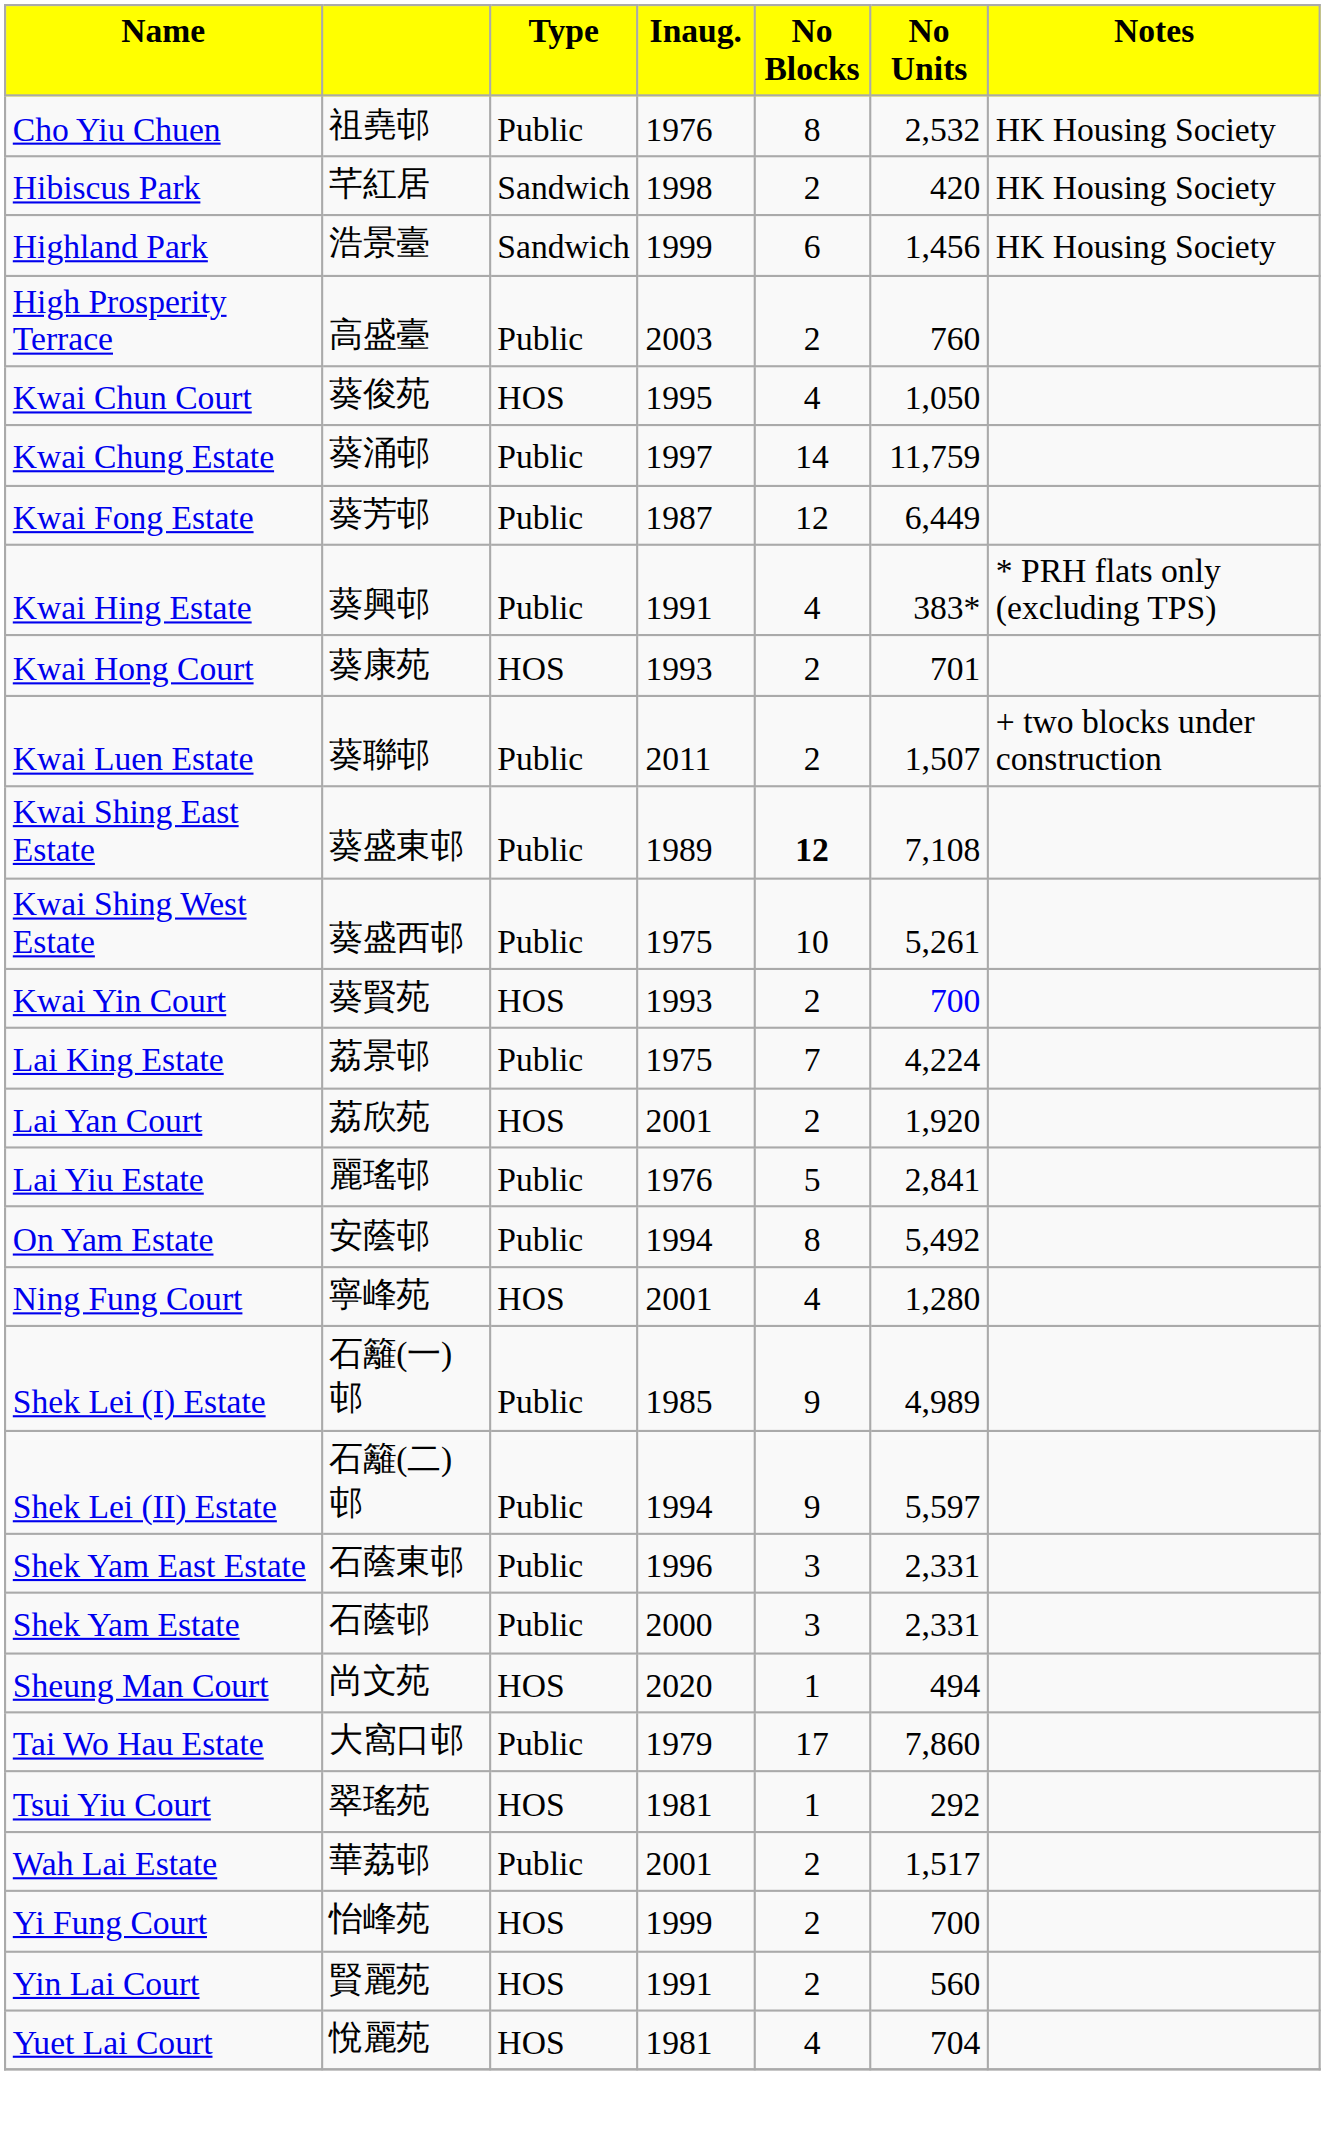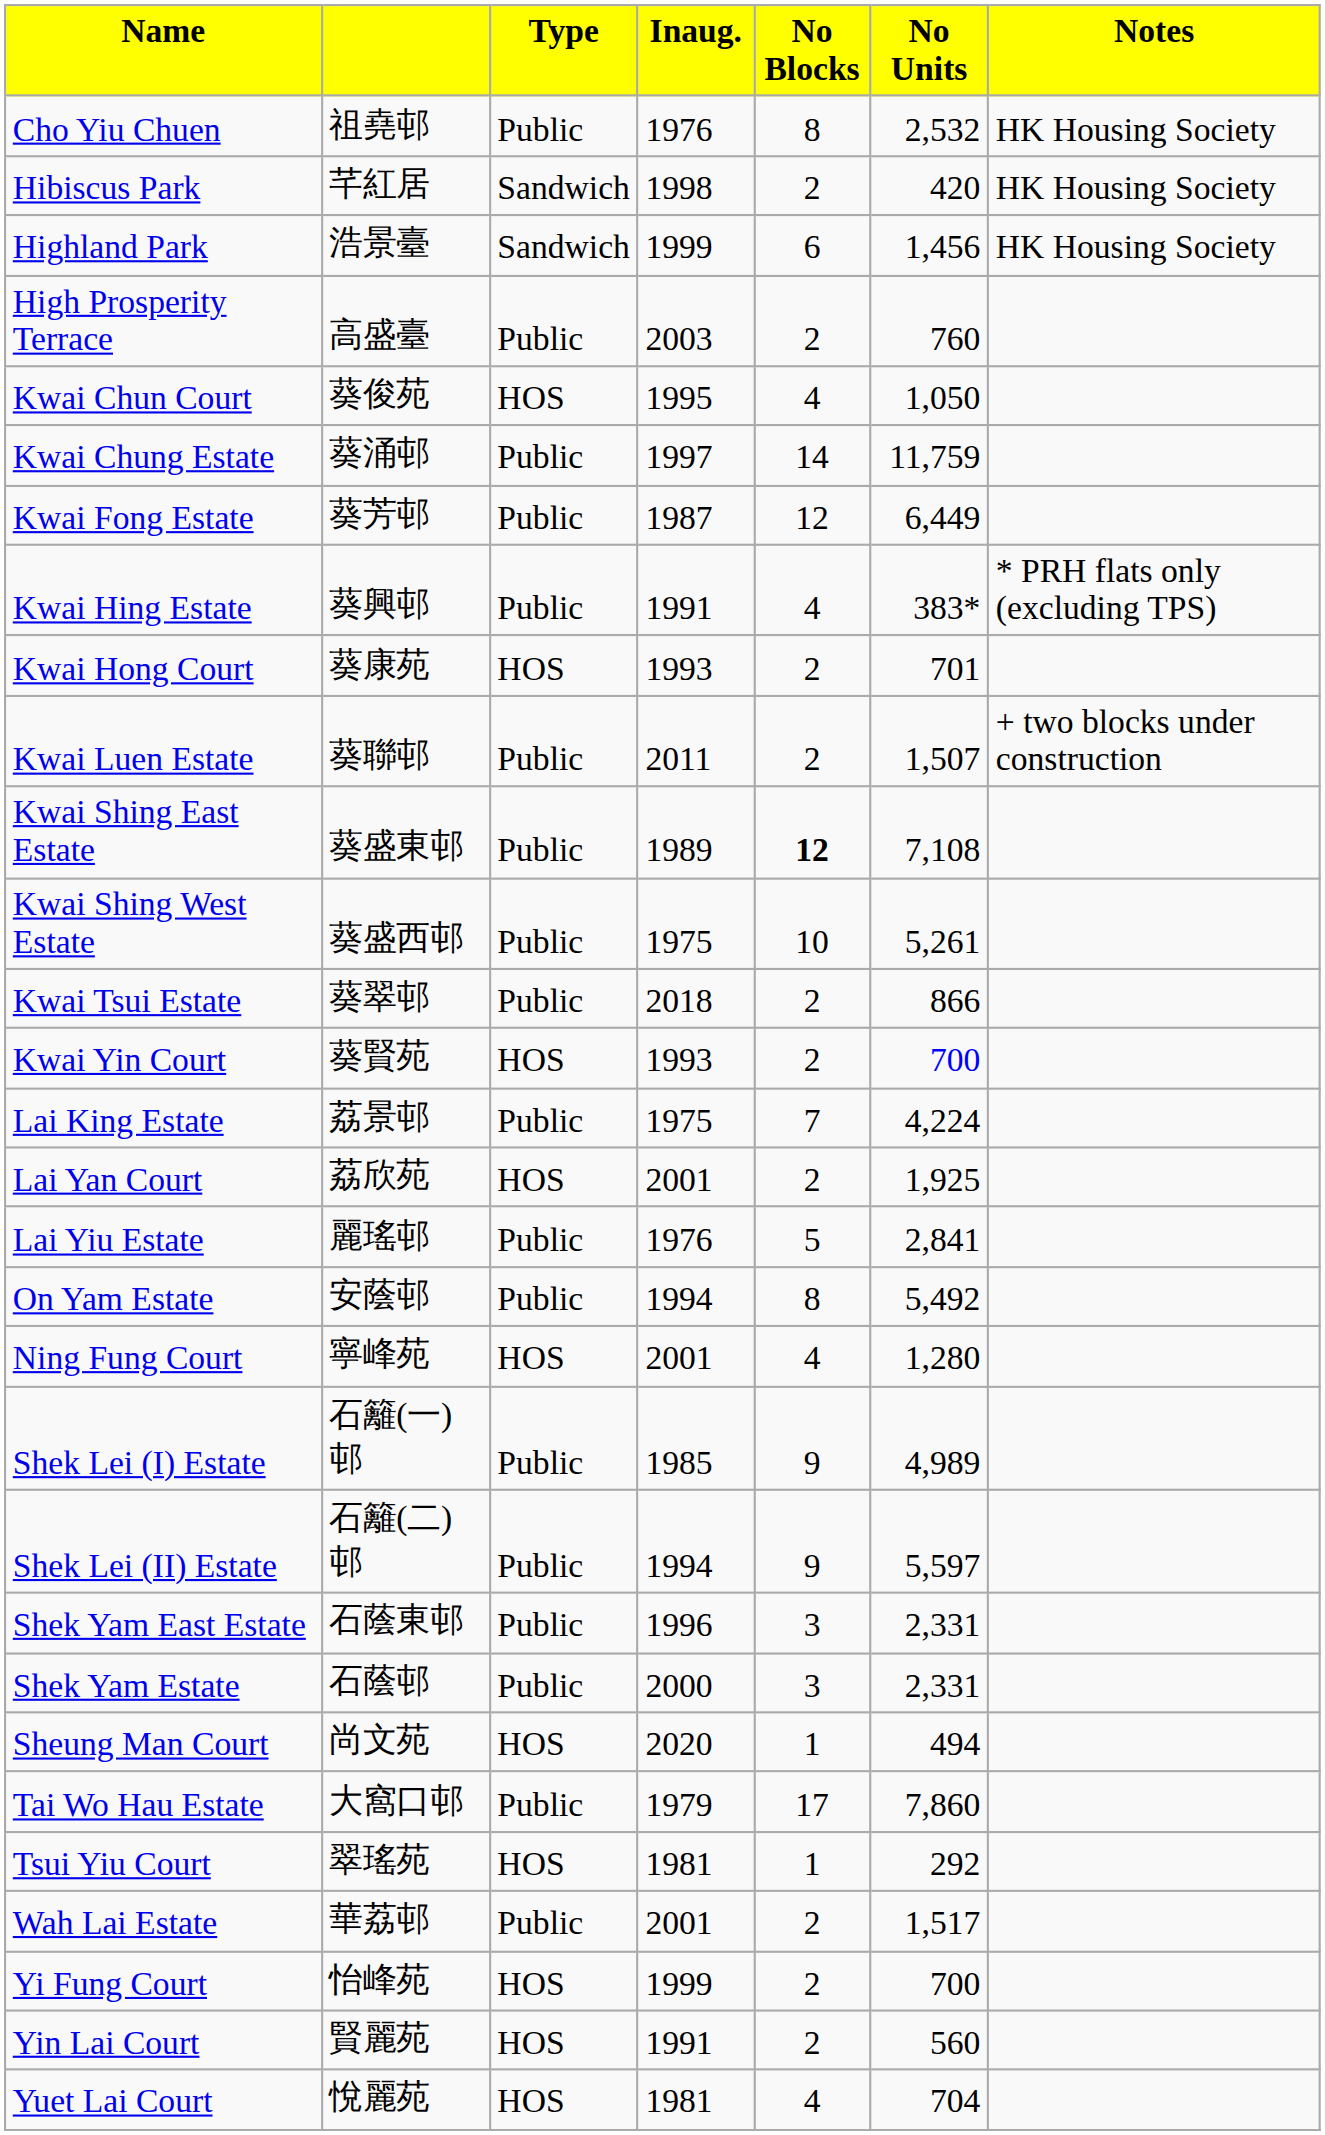+ row: (127, 1001)
(943, 1120) 1,920 -> (943, 1179) 1,925
